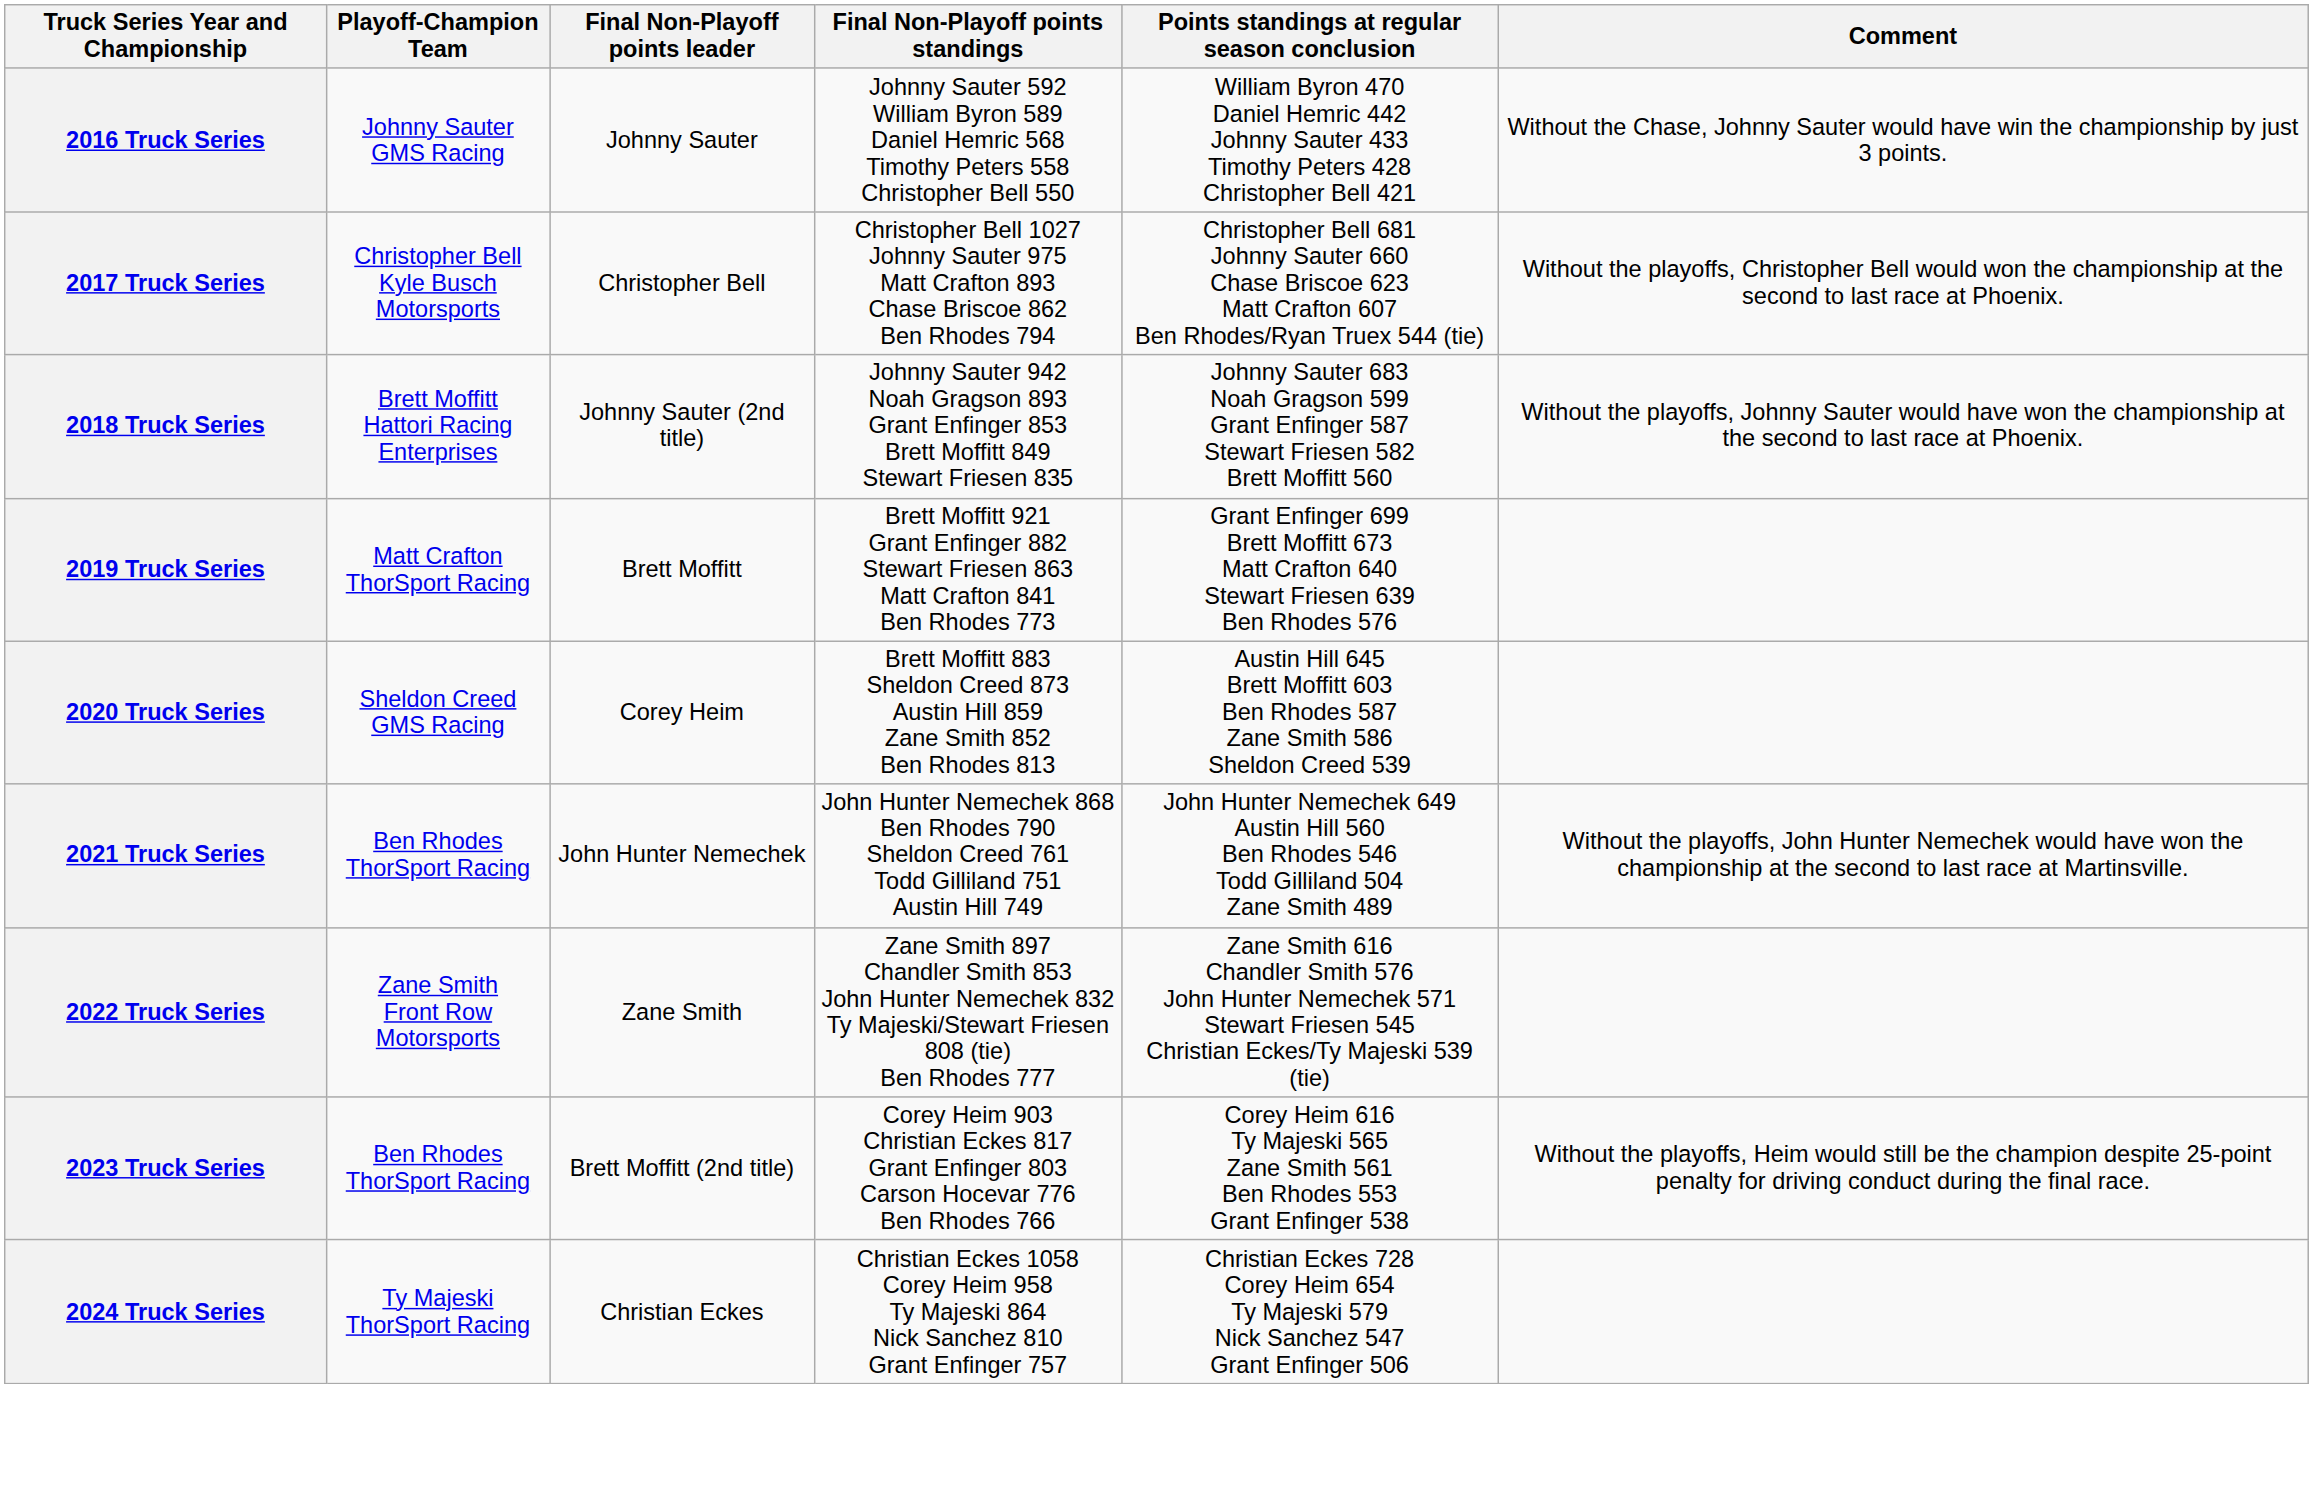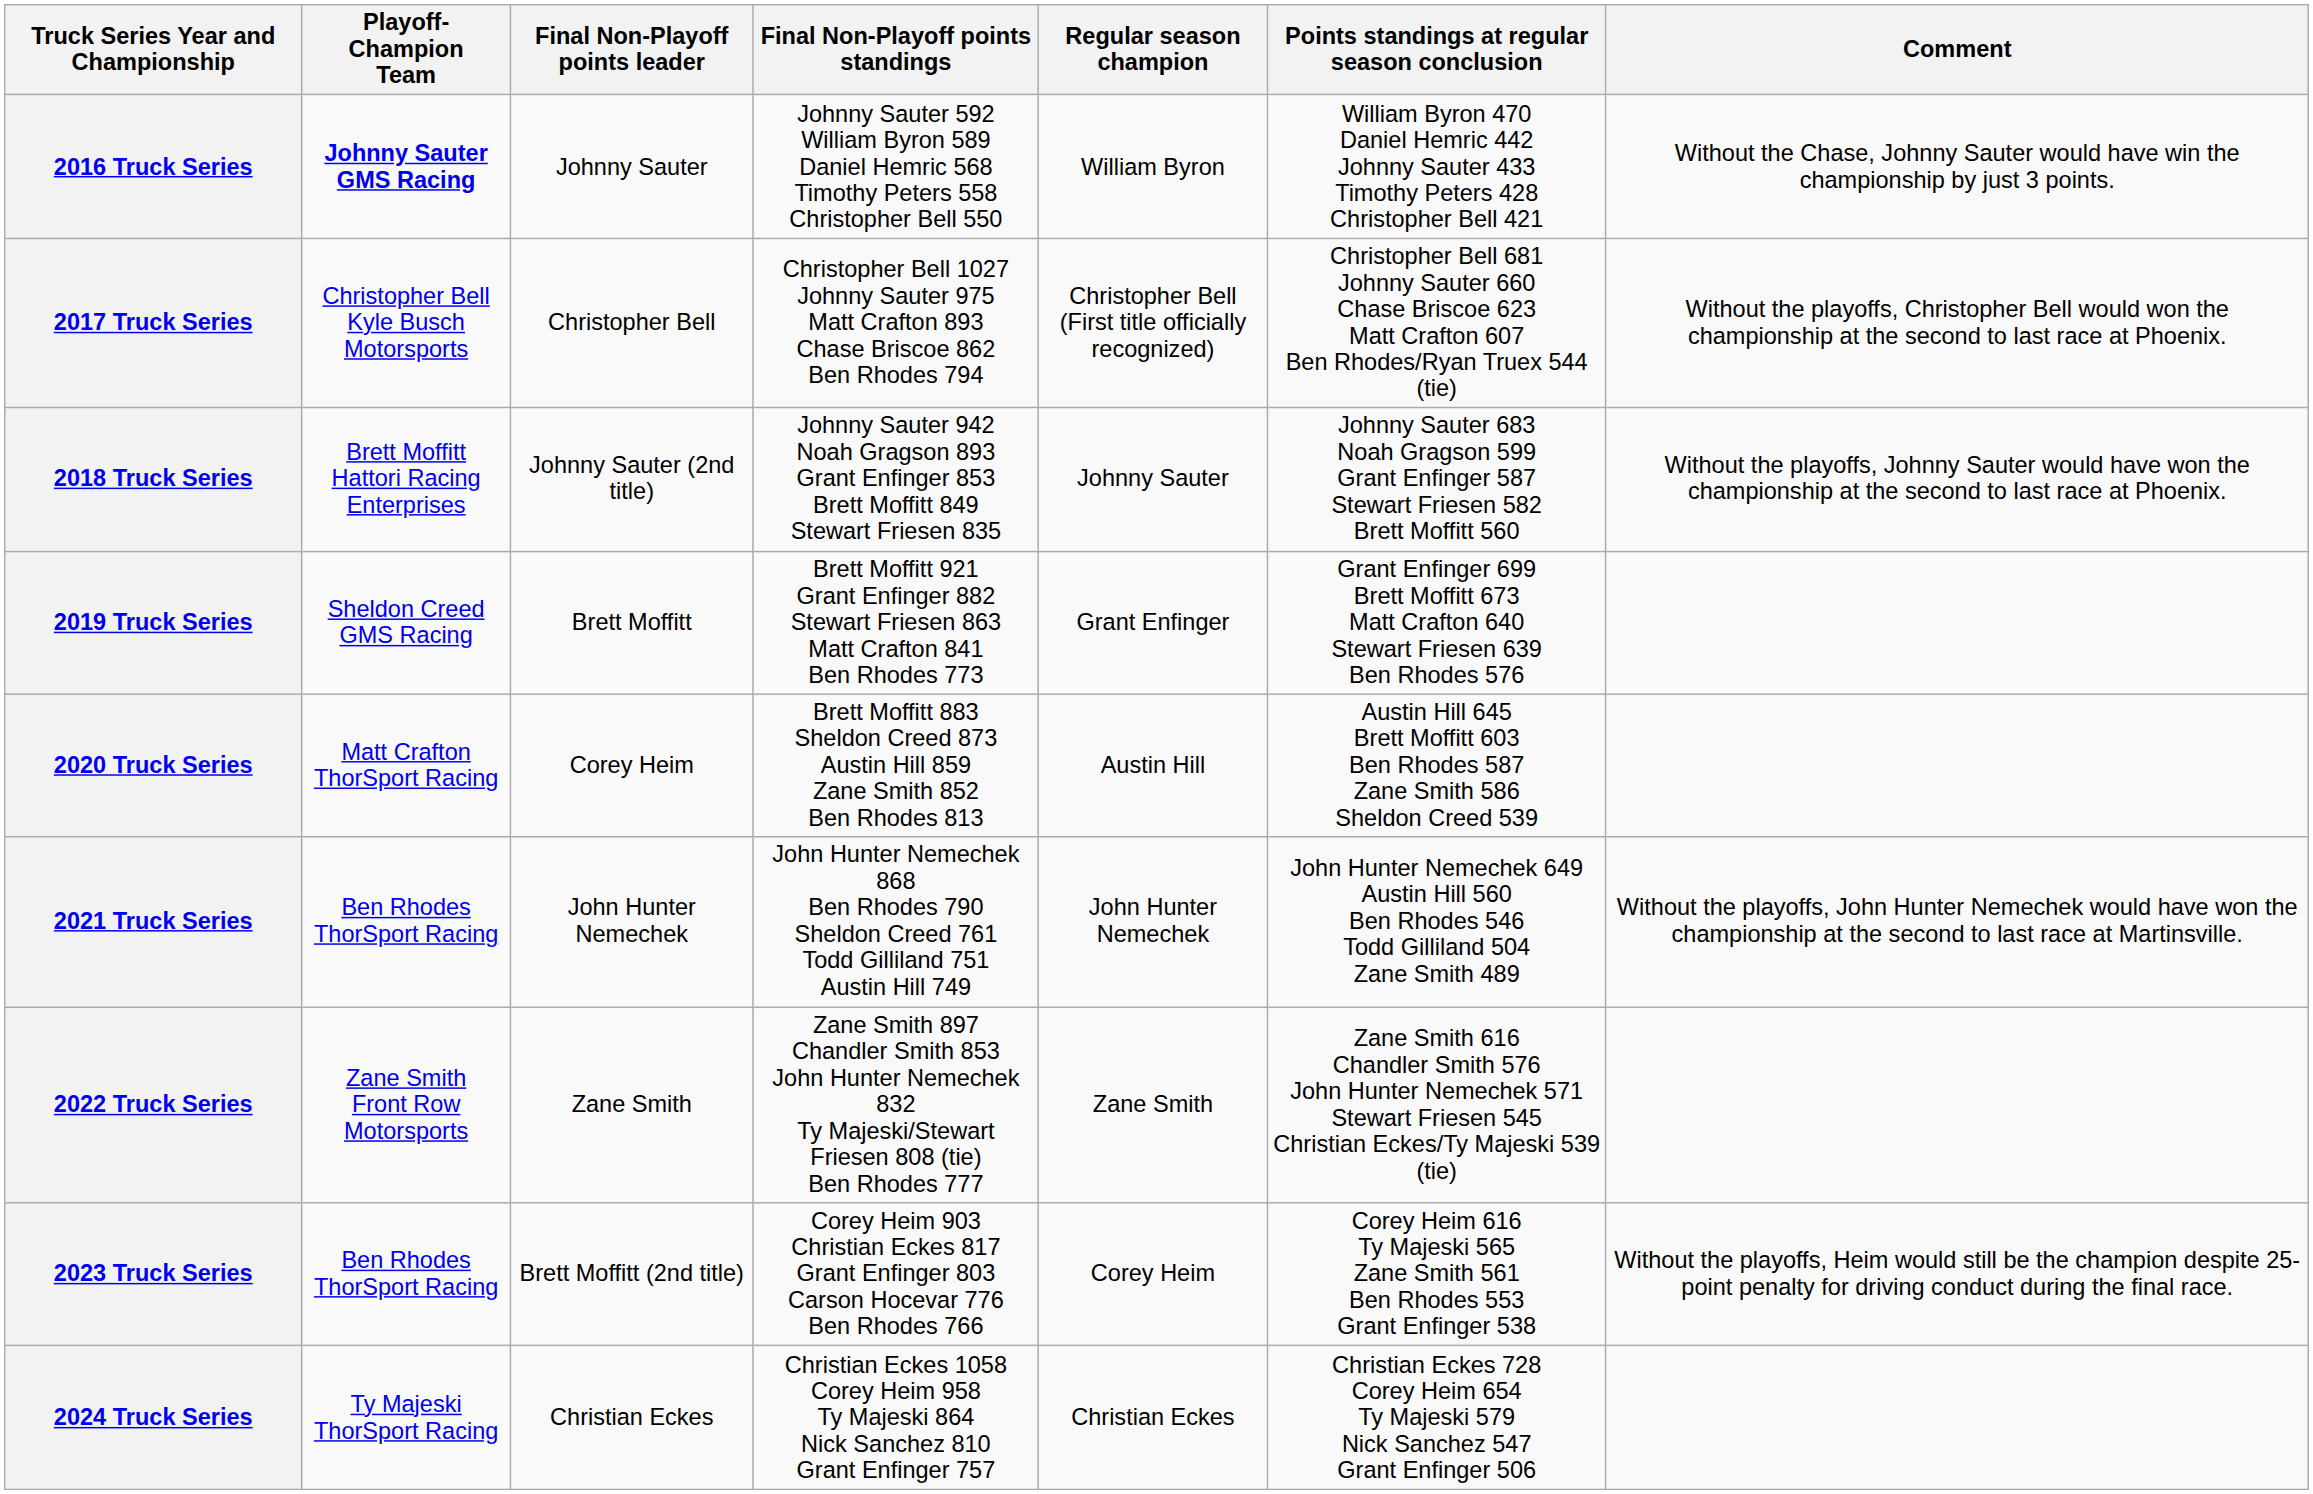+ column: (1153, 49)
(438, 139) normal -> (406, 166) bold
(438, 569) Matt Crafton ThorSport Racing -> (406, 622) Sheldon Creed GMS Racing
(438, 712) Sheldon Creed GMS Racing -> (406, 765) Matt Crafton ThorSport Racing
